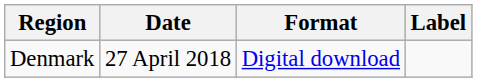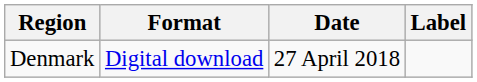columns swapped: (168, 22) <-> (321, 22)
